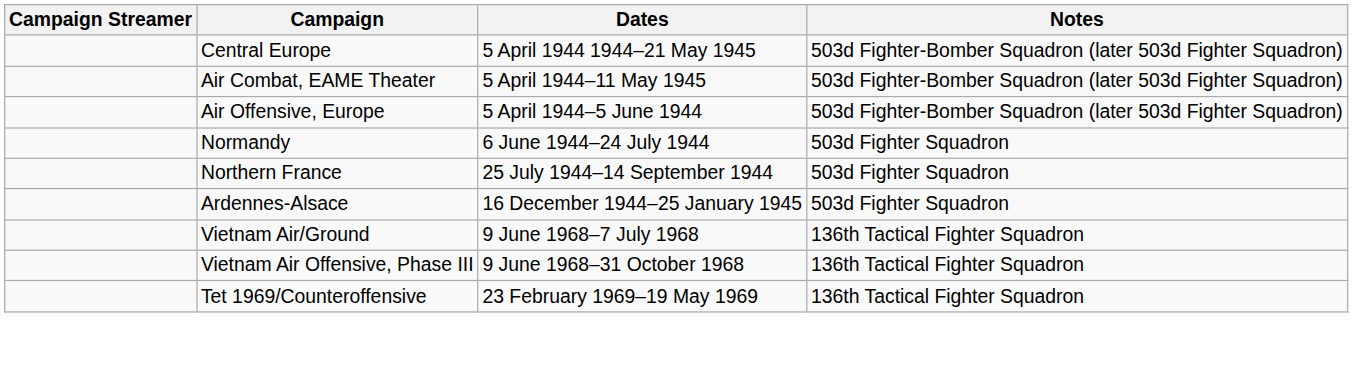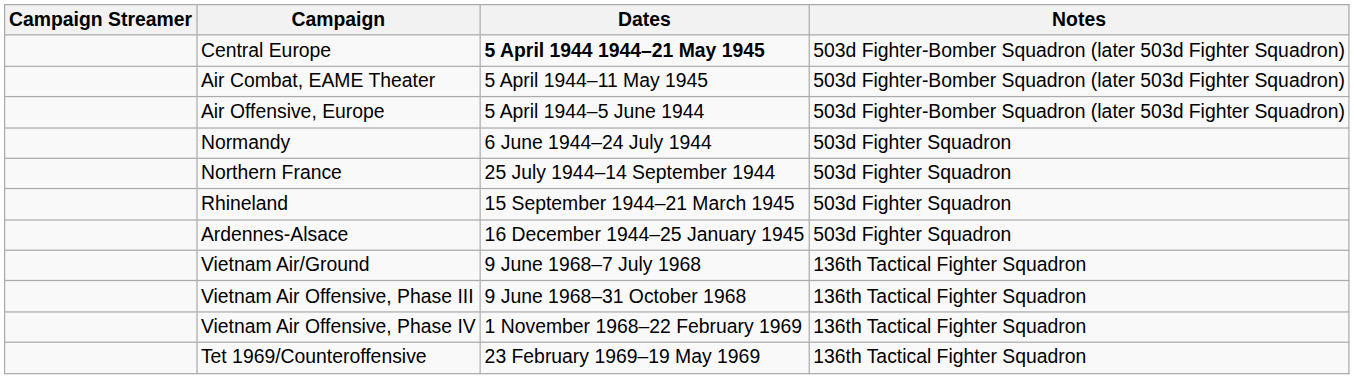(619, 50) normal -> (625, 50) bold
+ row: (245, 204)
+ row: (338, 326)
